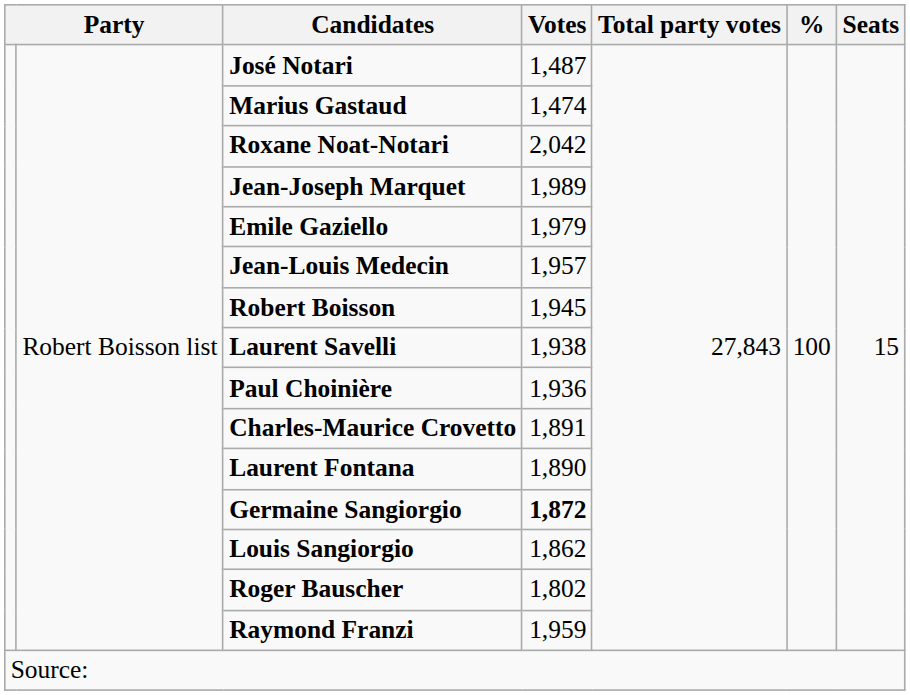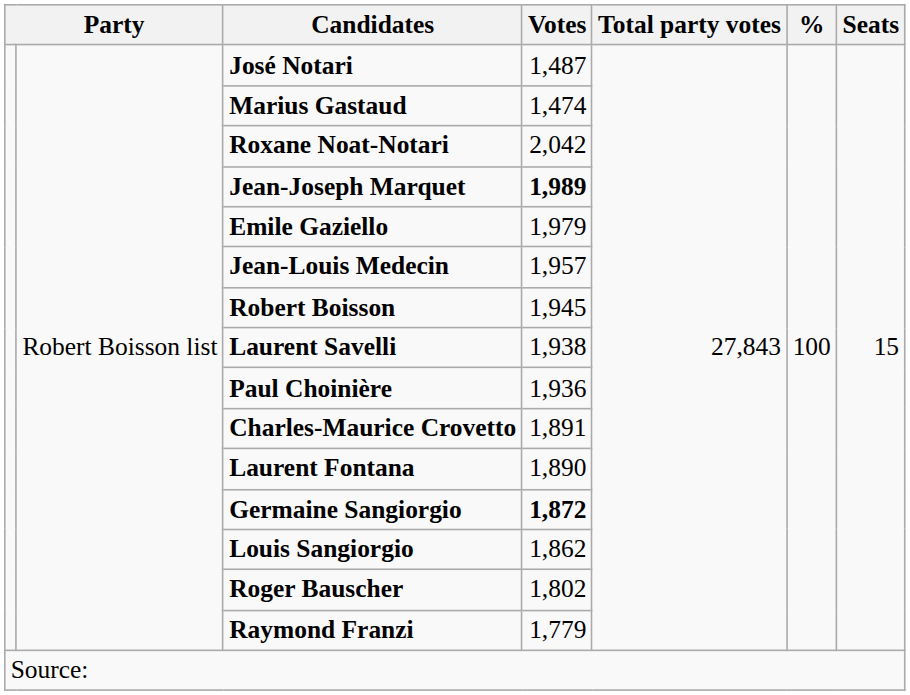(558, 186) normal -> (558, 186) bold
(558, 629) 1,959 -> (558, 629) 1,779
